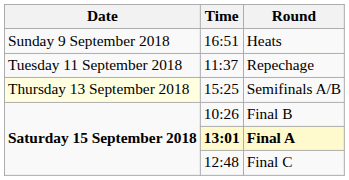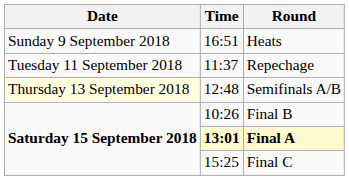(221, 89) 15:25 -> (221, 89) 12:48
(221, 162) 12:48 -> (221, 162) 15:25
